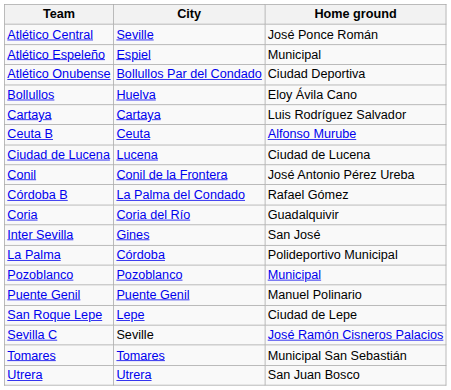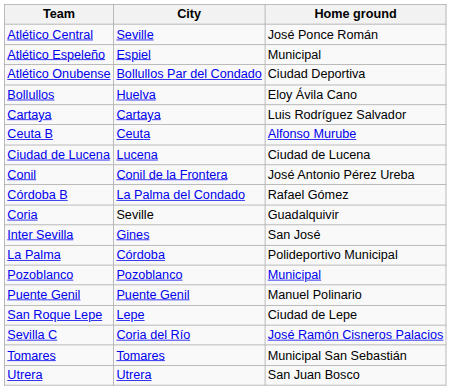(153, 214) Coria del Río -> (135, 214) Seville
(135, 335) Seville -> (153, 335) Coria del Río
